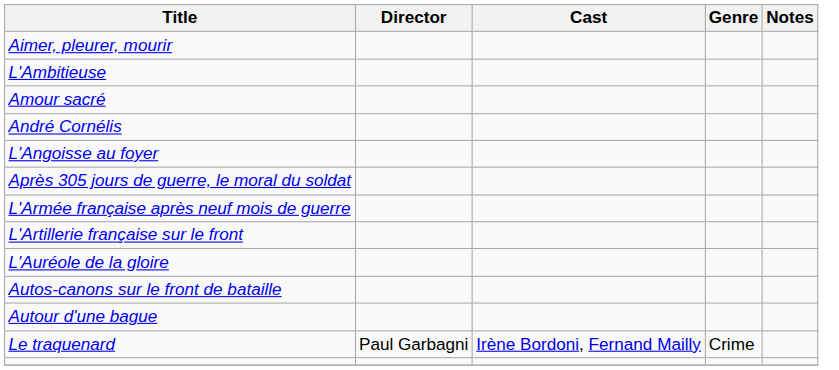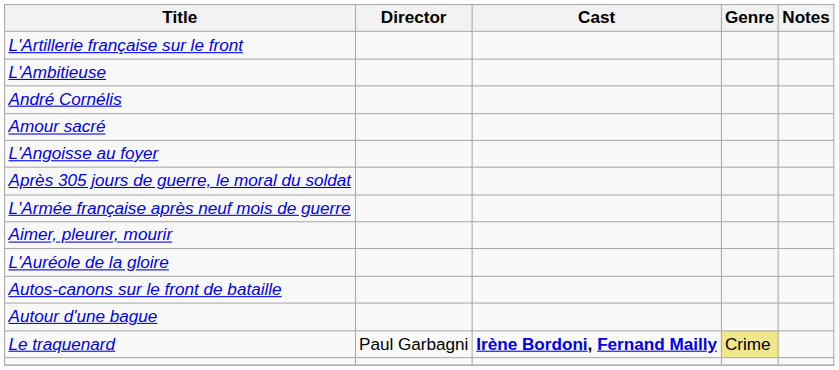rows swapped: (90, 45) <-> (126, 235)
rows swapped: (57, 99) <-> (65, 126)
(589, 343) normal -> (597, 343) bold
(732, 343) no background -> (748, 343) khaki background
